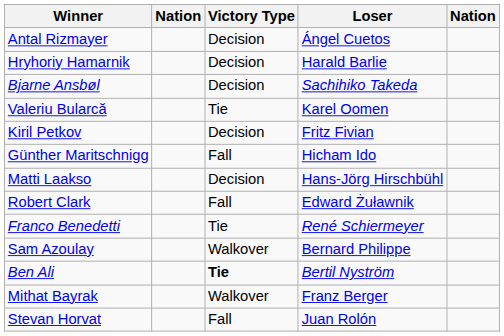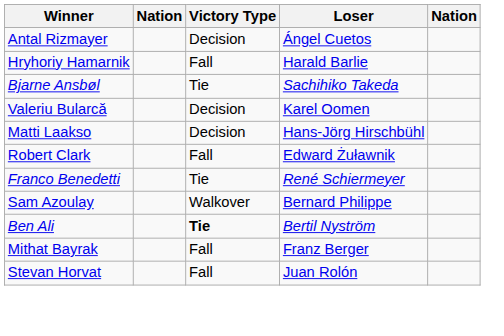(236, 62) Decision -> (201, 62) Fall
(236, 86) Decision -> (199, 86) Tie
(218, 109) Tie -> (217, 109) Decision
- row: (45, 132)
- row: (78, 156)
(238, 296) Walkover -> (201, 249) Fall
